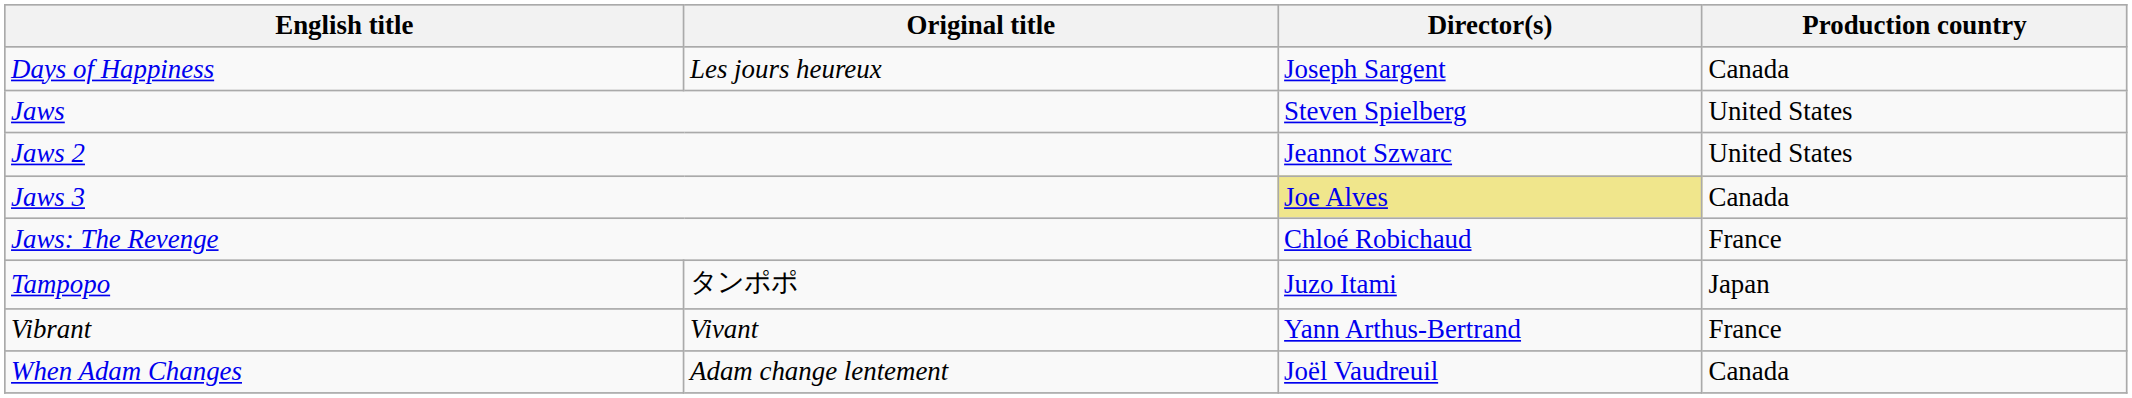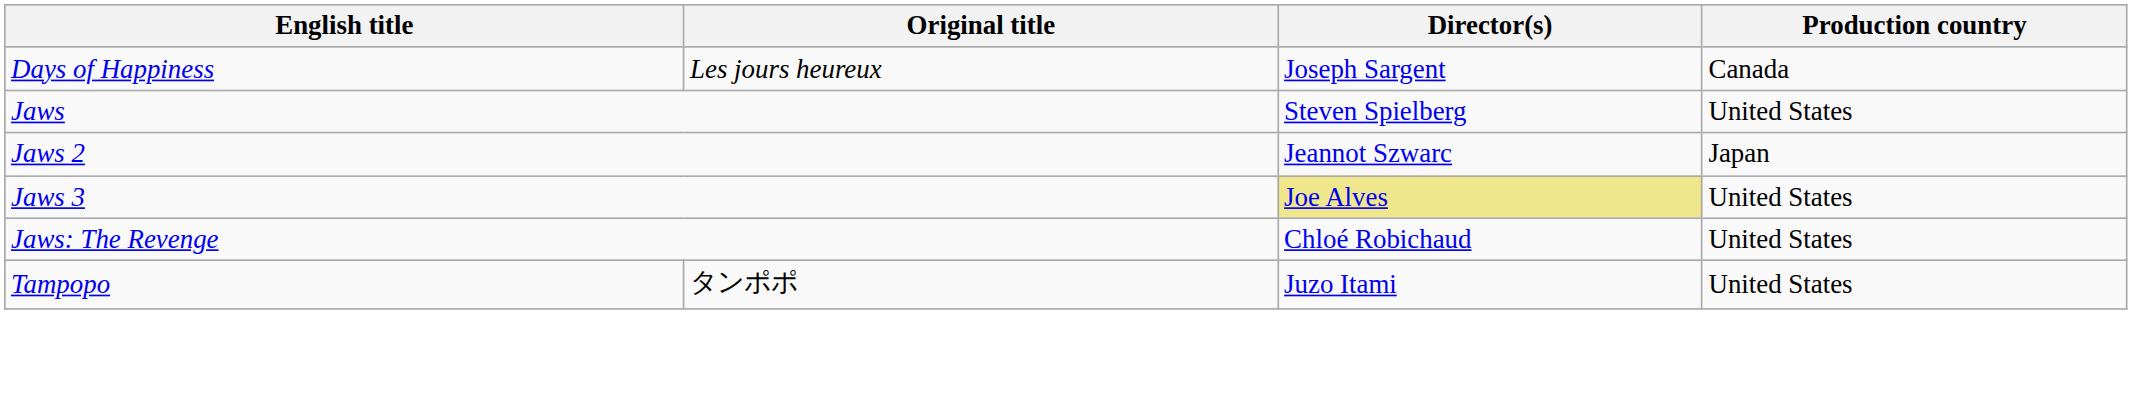(1781, 153) United States -> (1739, 153) Japan
(1749, 196) Canada -> (1781, 196) United States
(1745, 238) France -> (1781, 238) United States
(1739, 284) Japan -> (1781, 284) United States
- row: (51, 329)
- row: (127, 371)
